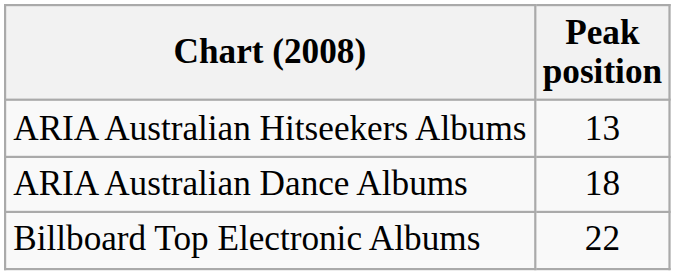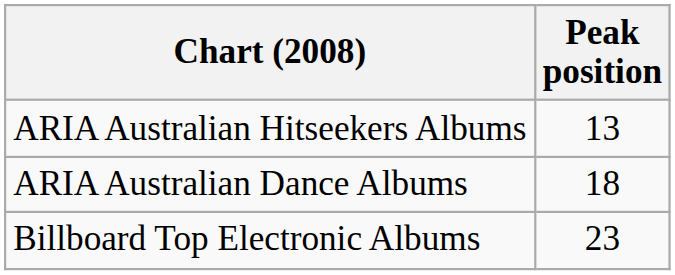(602, 239) 22 -> (602, 239) 23
